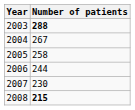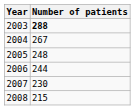(40, 55) 258 -> (40, 55) 248
(40, 98) bold -> (40, 98) normal
